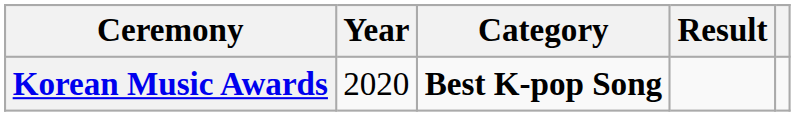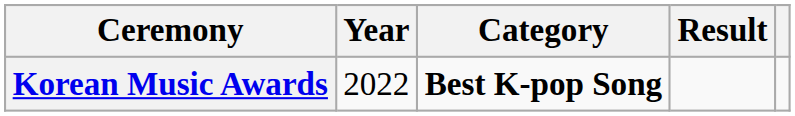(376, 83) 2020 -> (376, 83) 2022
